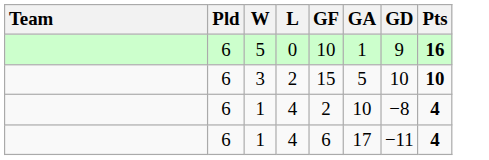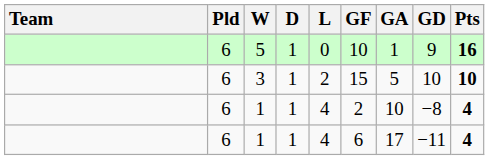+ column: (292, 19)
